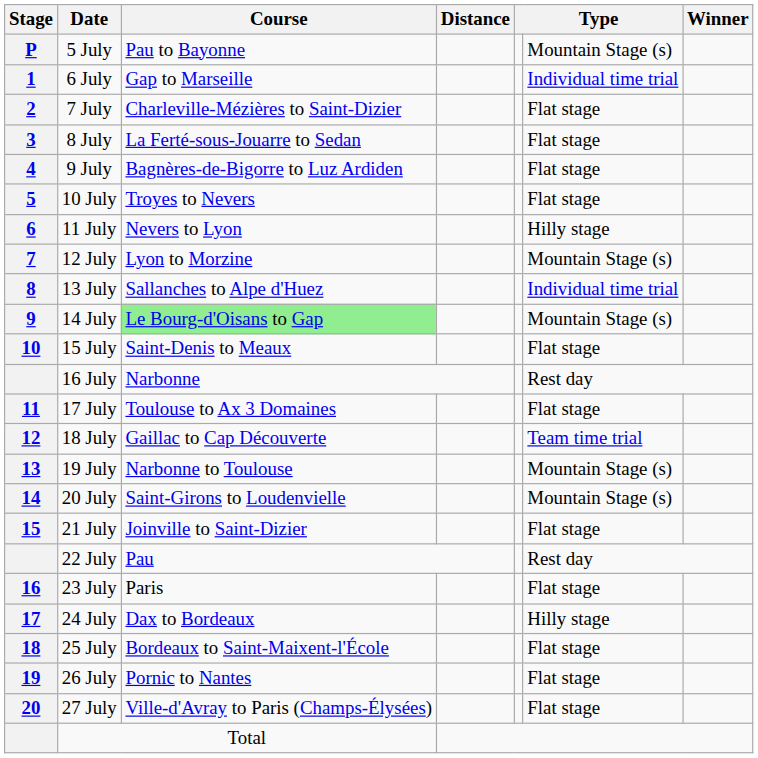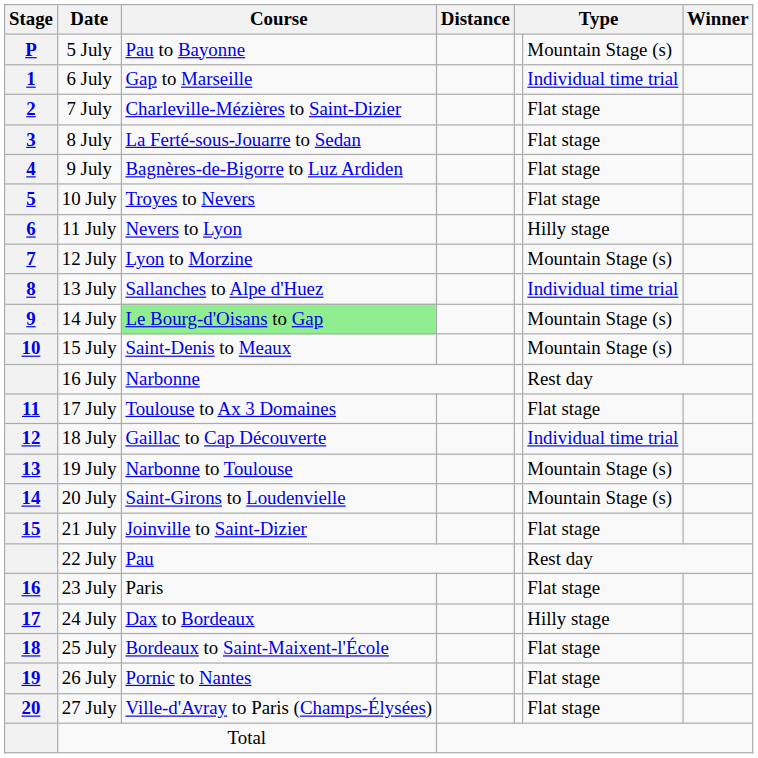(564, 348) Flat stage -> (600, 348) Mountain Stage (s)
(585, 438) Team time trial -> (603, 438) Individual time trial
